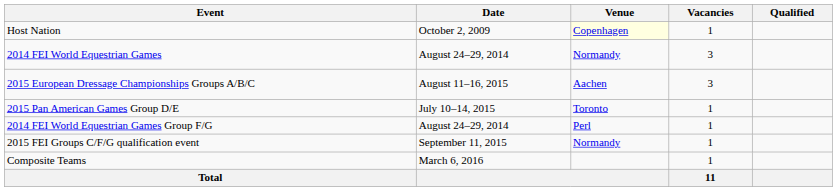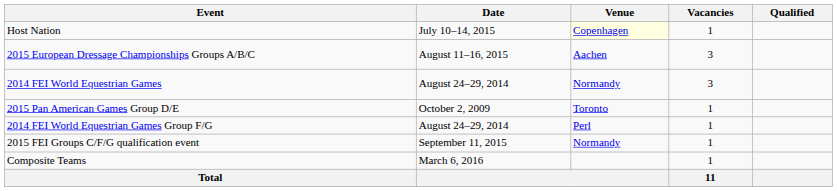(454, 30) October 2, 2009 -> (457, 30) July 10–14, 2015
rows swapped: (84, 54) <-> (131, 84)
(457, 108) July 10–14, 2015 -> (454, 108) October 2, 2009
